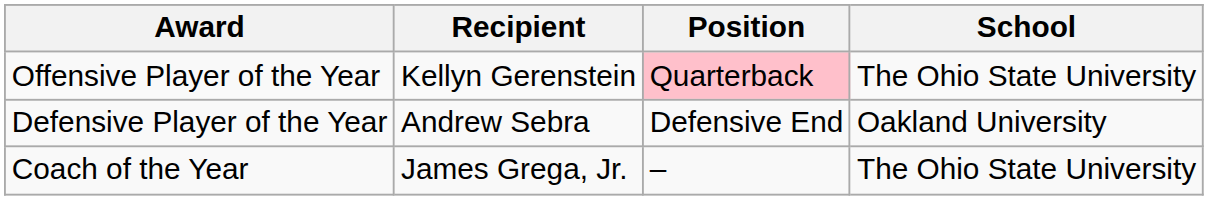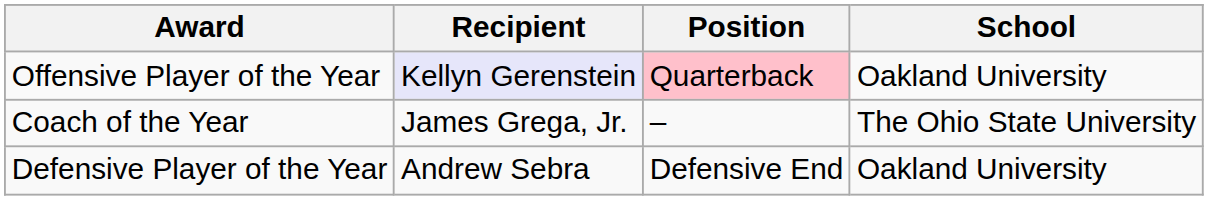(519, 75) no background -> (519, 75) lavender background
(1026, 75) The Ohio State University -> (982, 75) Oakland University
rows swapped: (200, 122) <-> (130, 169)
